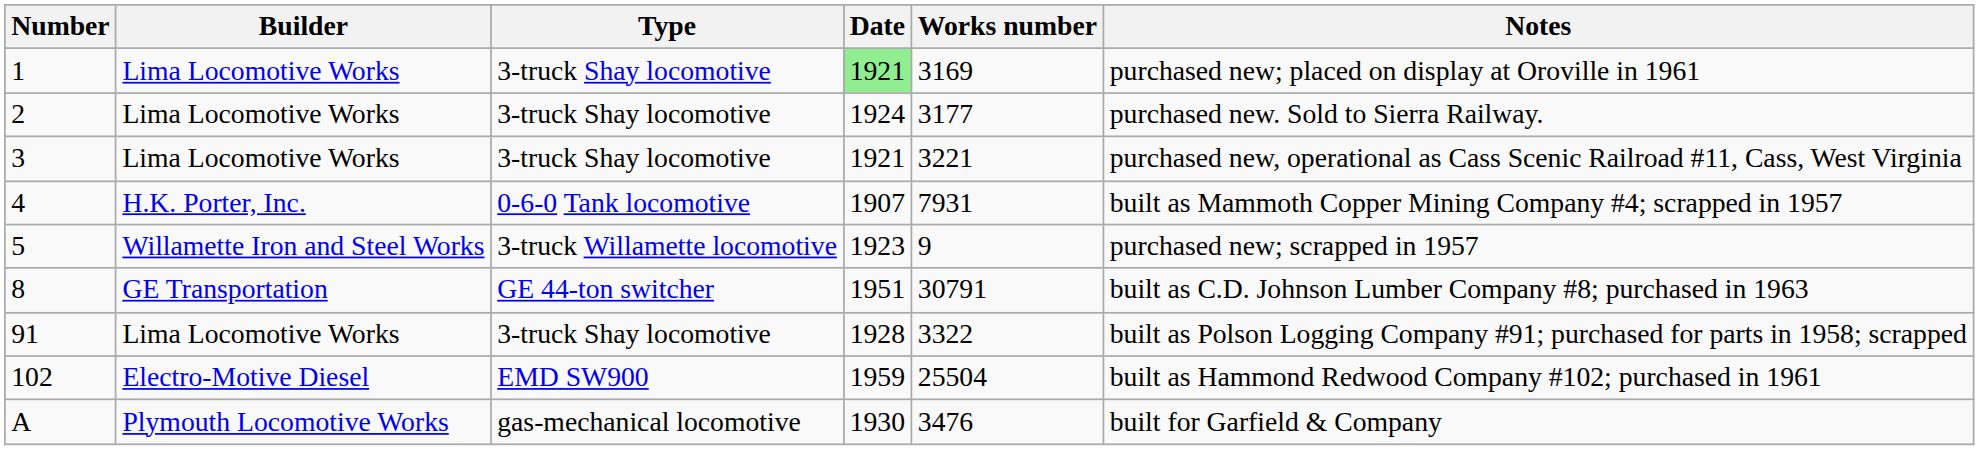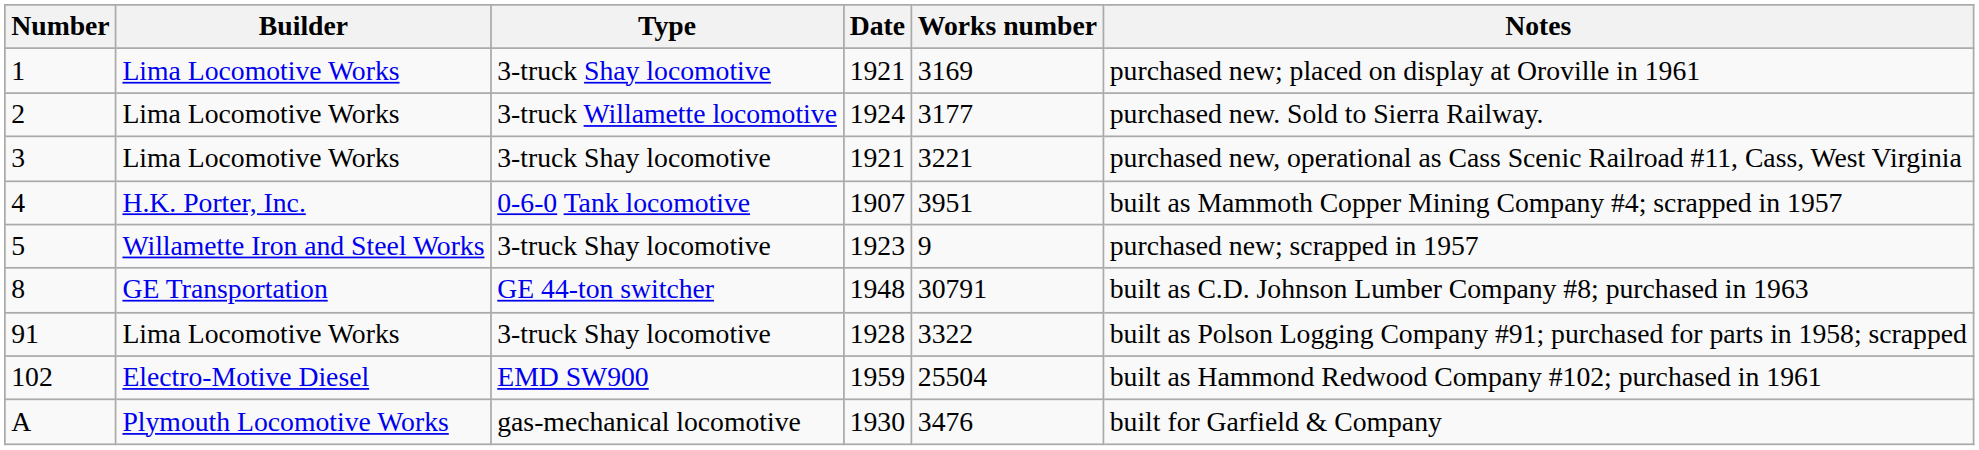(877, 70) lightgreen background -> (877, 70) no background
(634, 114) 3-truck Shay locomotive -> (667, 114) 3-truck Willamette locomotive
(945, 202) 7931 -> (945, 202) 3951
(667, 245) 3-truck Willamette locomotive -> (634, 245) 3-truck Shay locomotive
(877, 289) 1951 -> (877, 289) 1948
